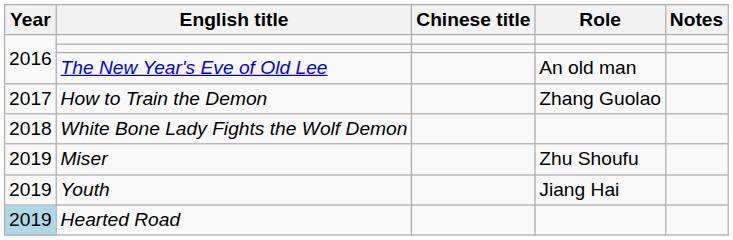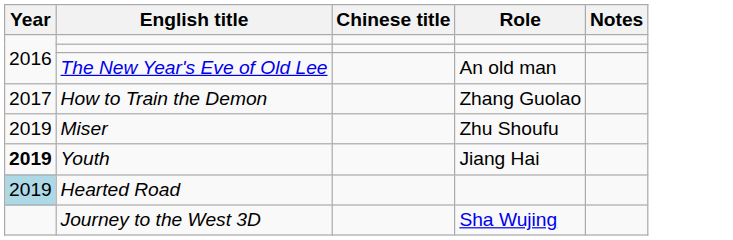- row: (234, 128)
(30, 189) normal -> (30, 159) bold
+ row: (161, 220)
